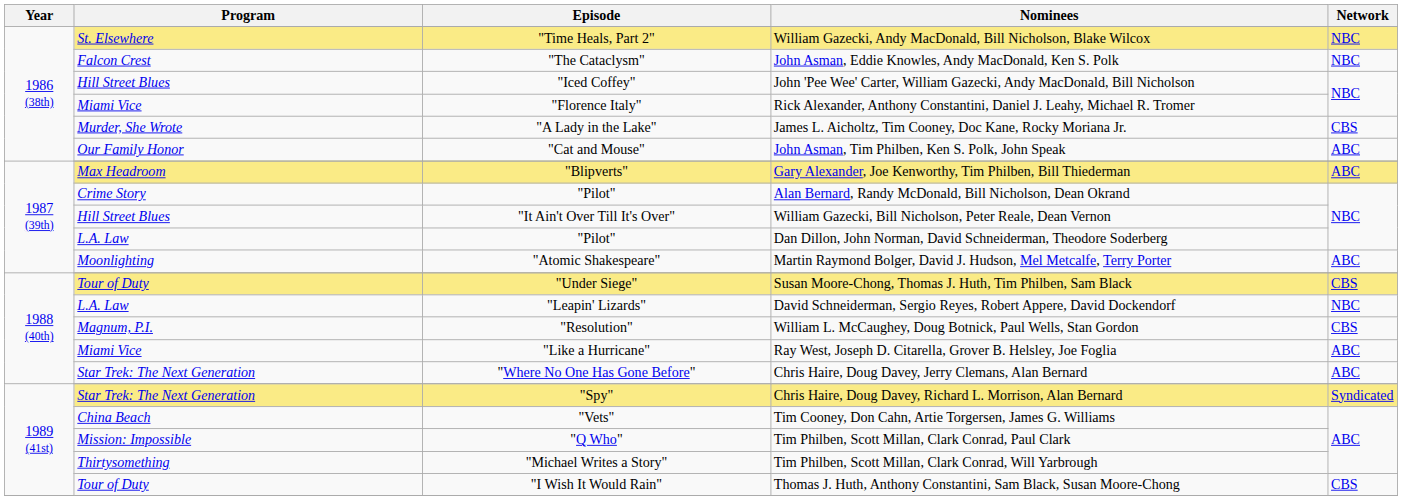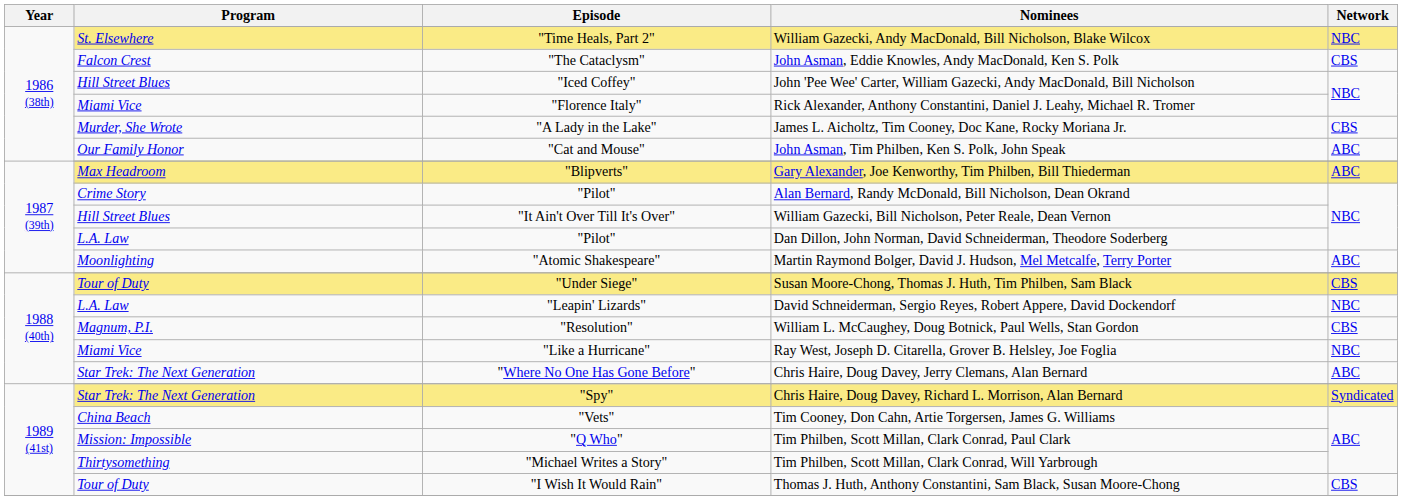(1346, 60) NBC -> (1344, 60) CBS
(1346, 350) ABC -> (1346, 350) NBC
